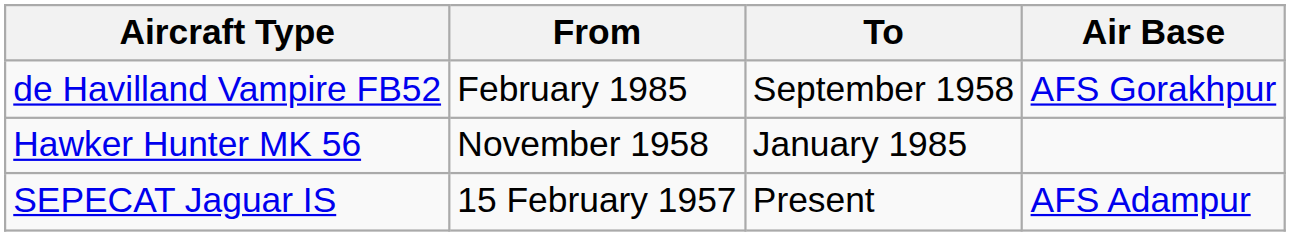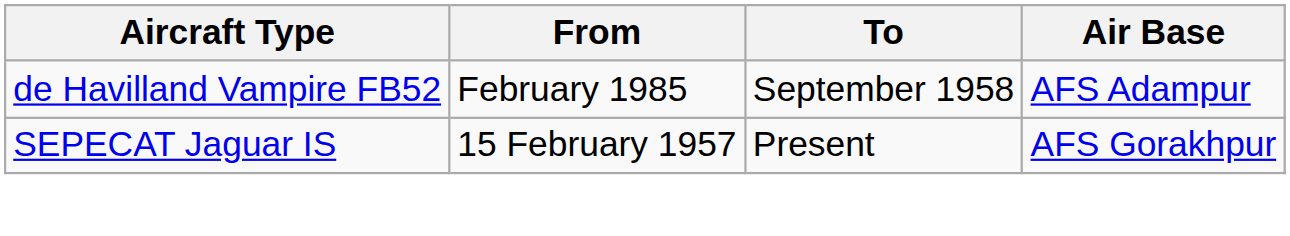(1153, 88) AFS Gorakhpur -> (1141, 88) AFS Adampur
- row: (187, 144)
(1141, 200) AFS Adampur -> (1153, 144) AFS Gorakhpur
